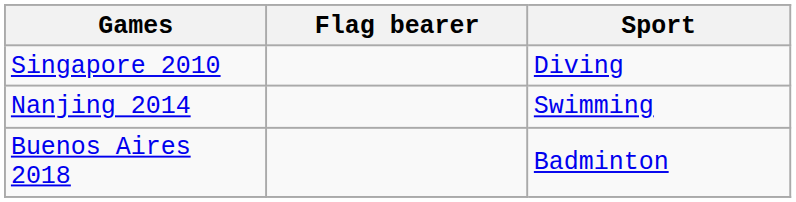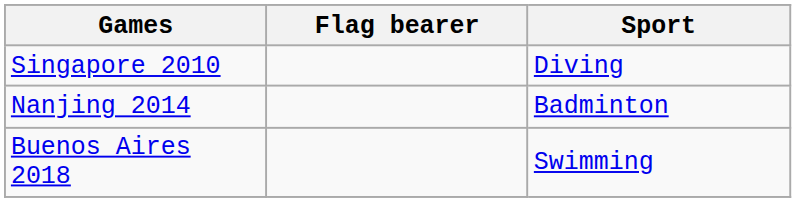(594, 107) Swimming -> (601, 107) Badminton
(601, 162) Badminton -> (594, 162) Swimming
